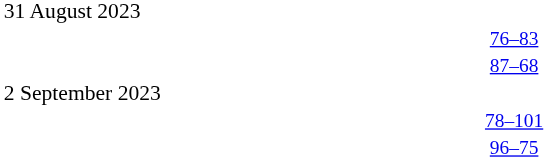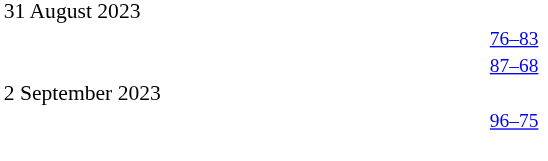- row: (214, 121)
